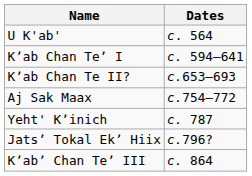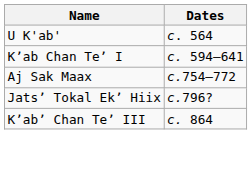- row: (69, 77)
- row: (57, 119)
